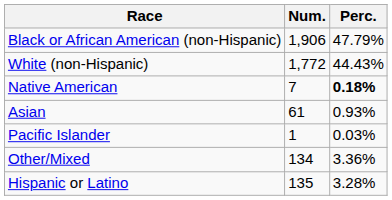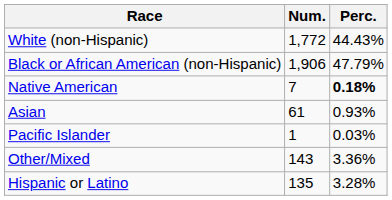rows swapped: (78, 64) <-> (145, 40)
(301, 159) 134 -> (301, 159) 143
